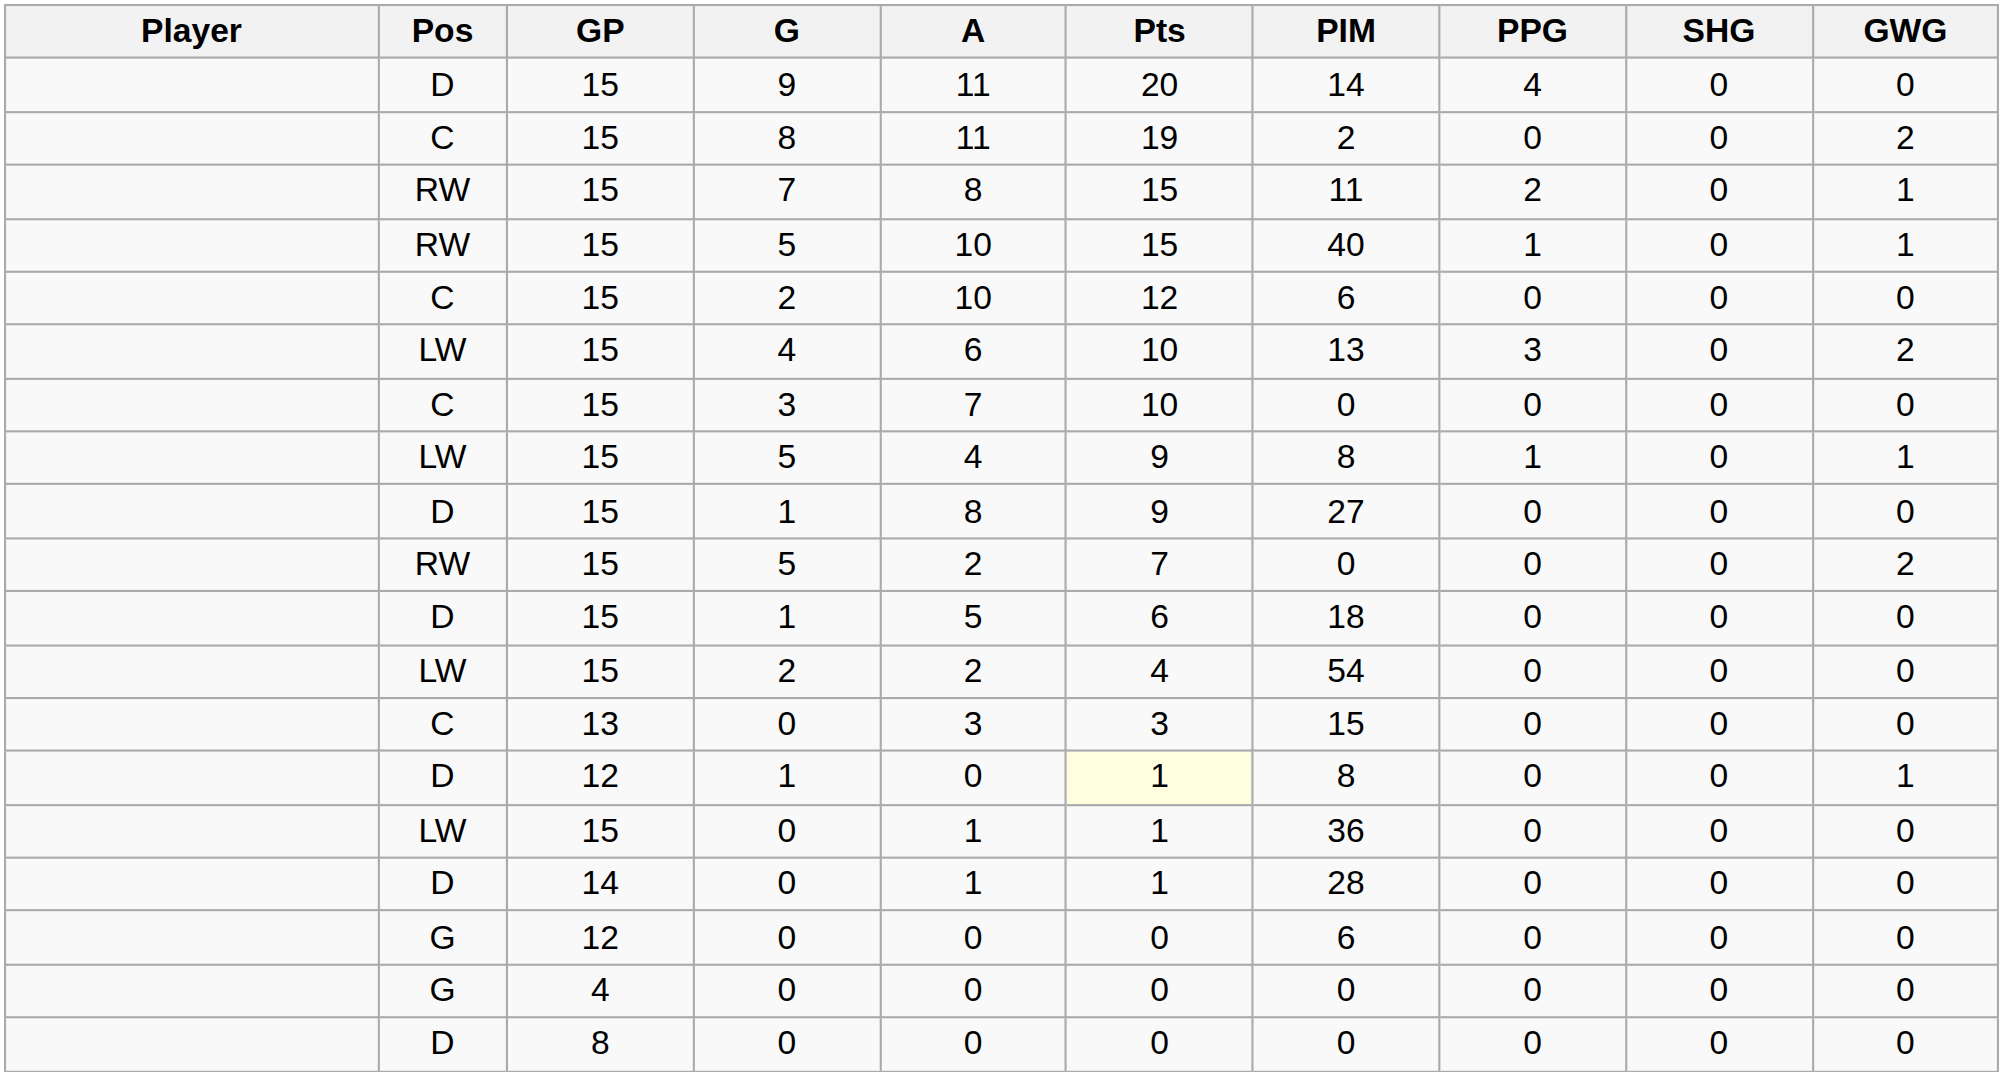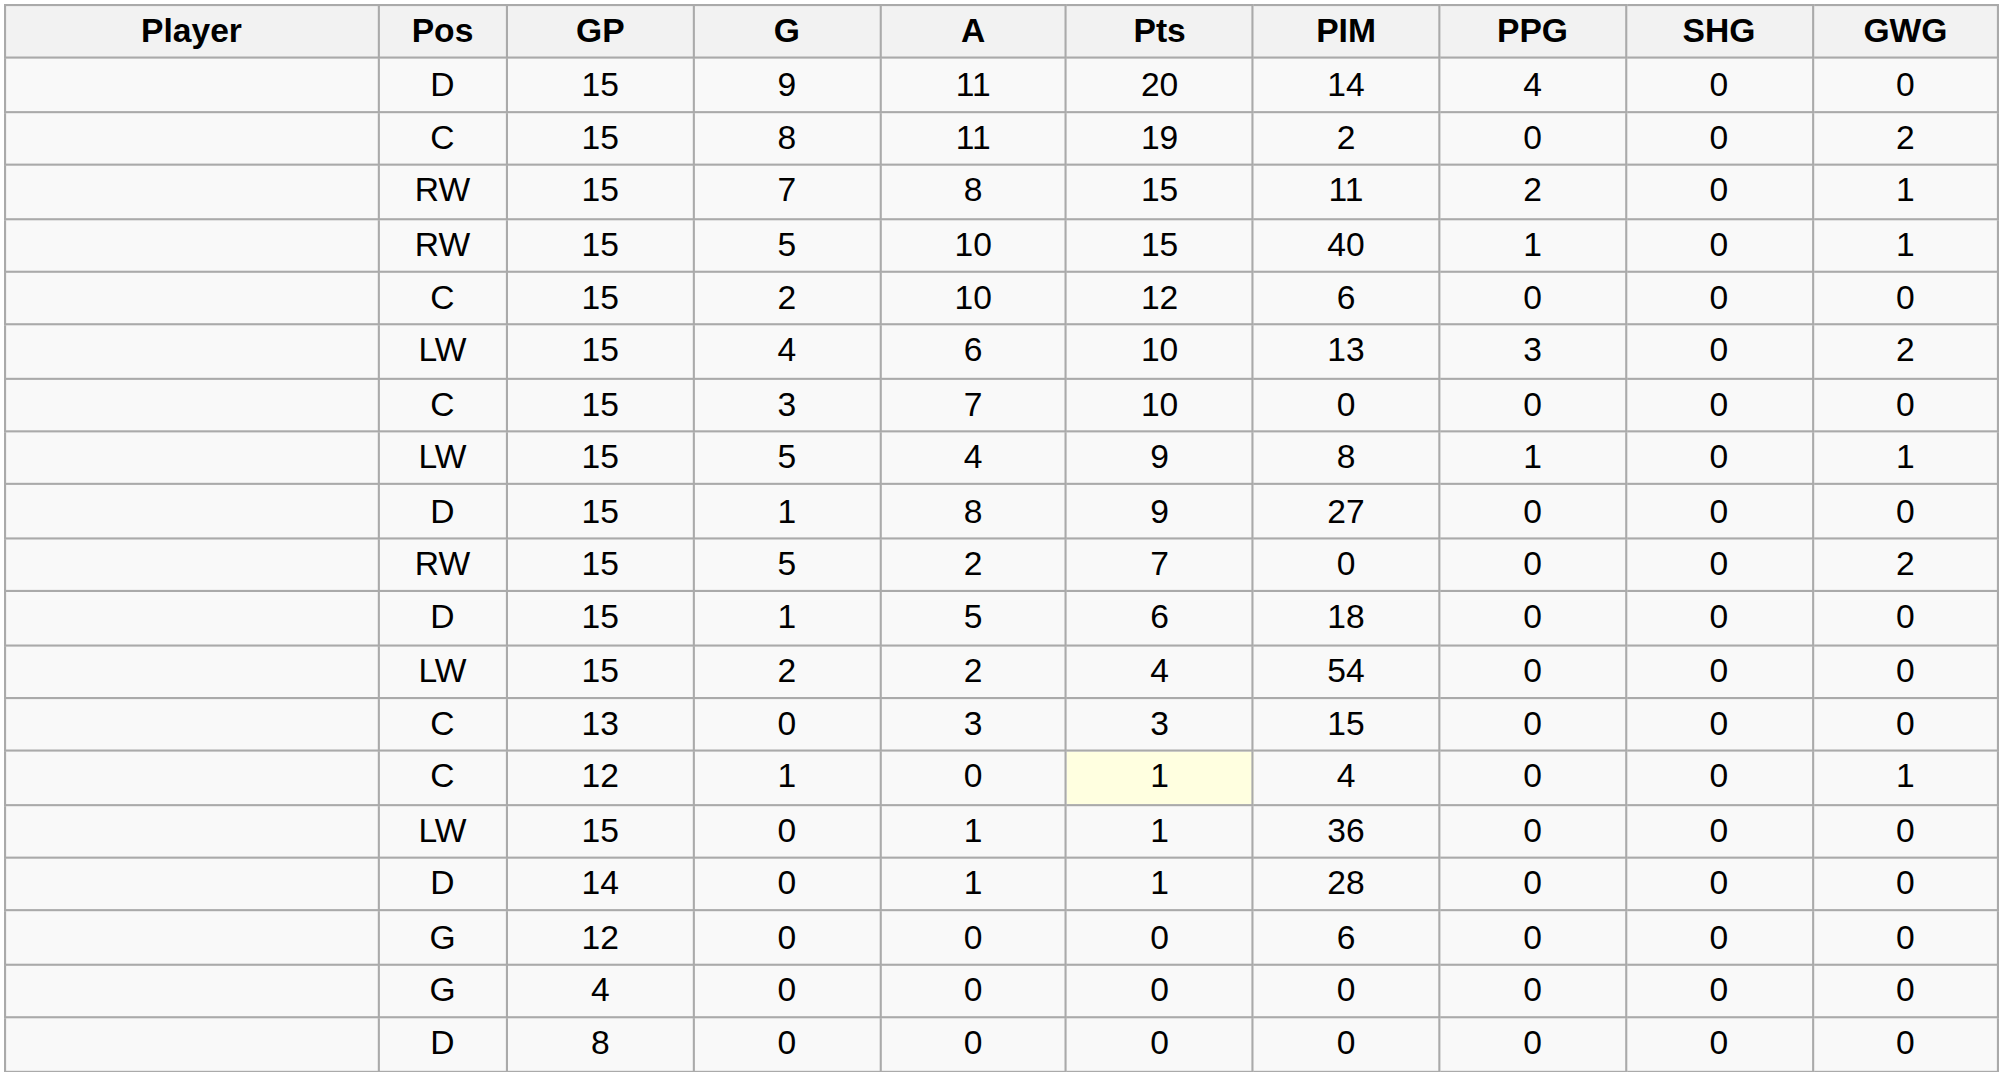(443, 777) D -> (443, 777) C
(1346, 777) 8 -> (1346, 777) 4
